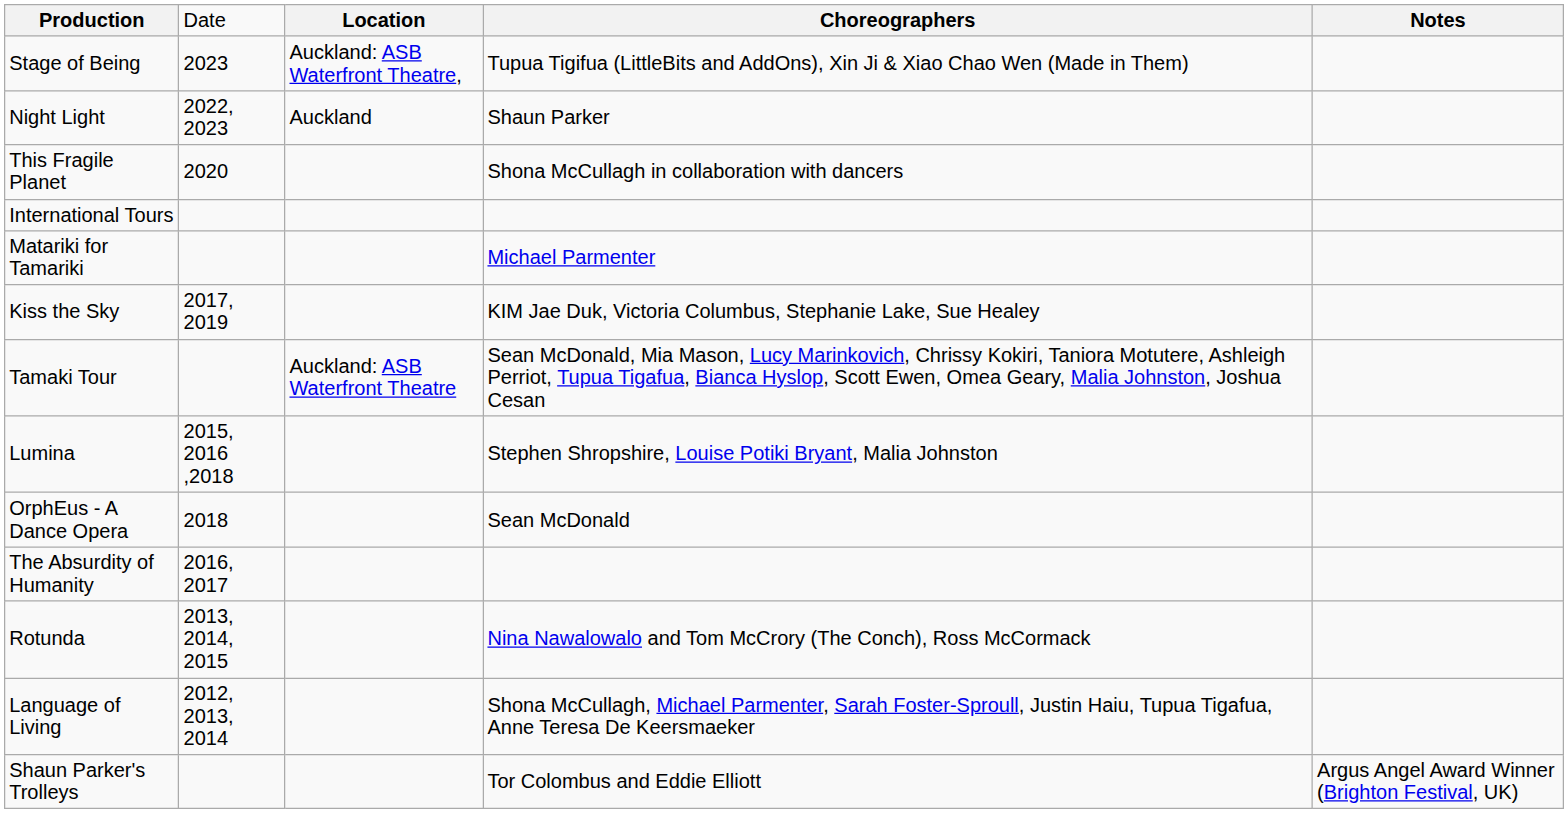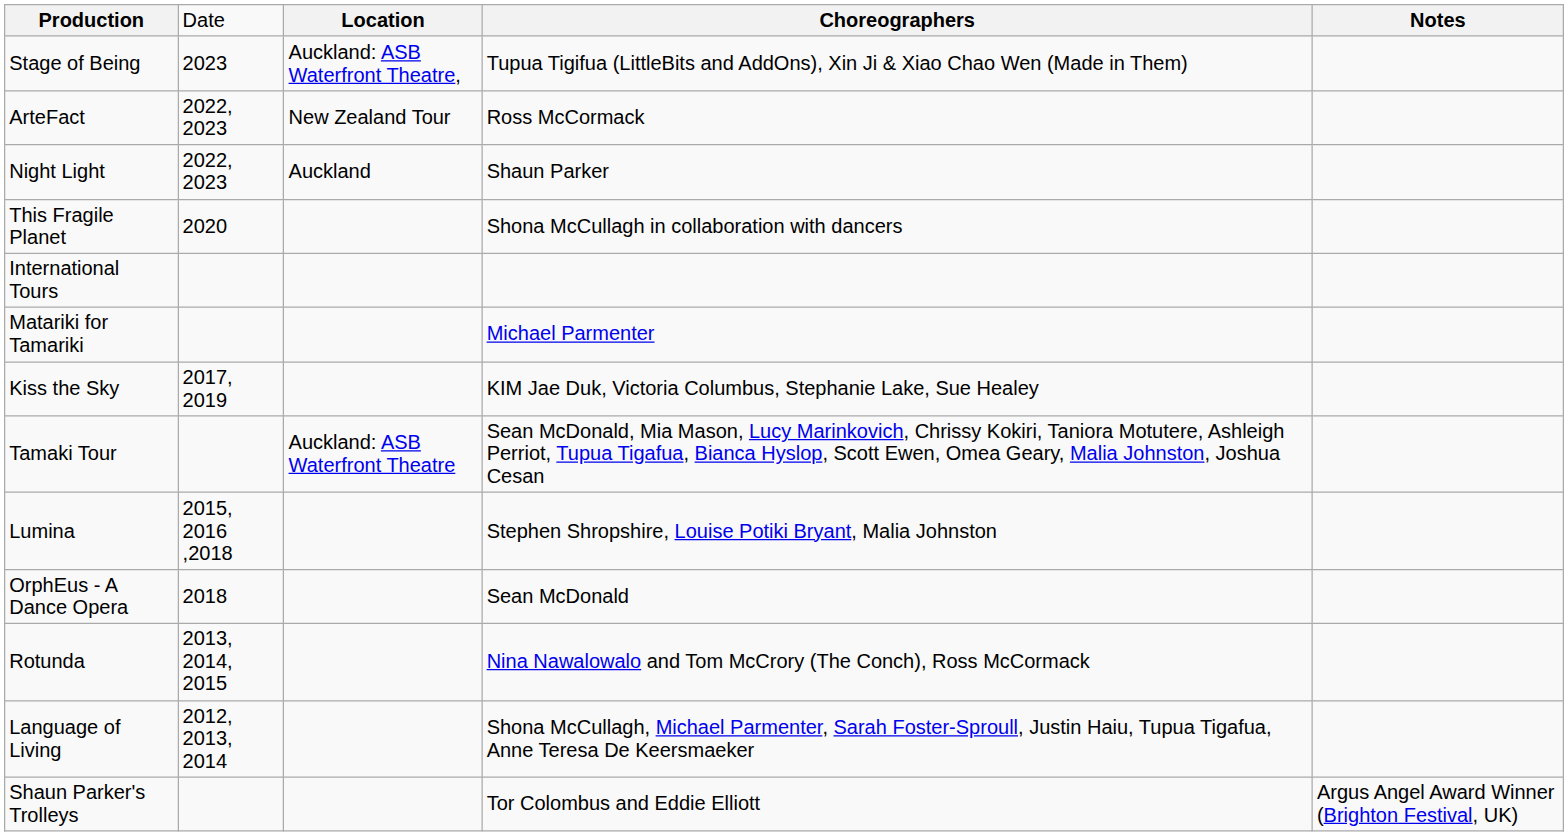+ row: (47, 117)
- row: (82, 573)
